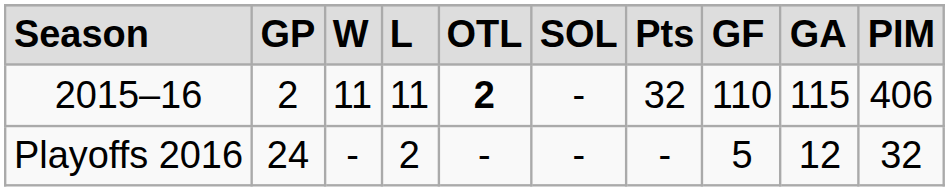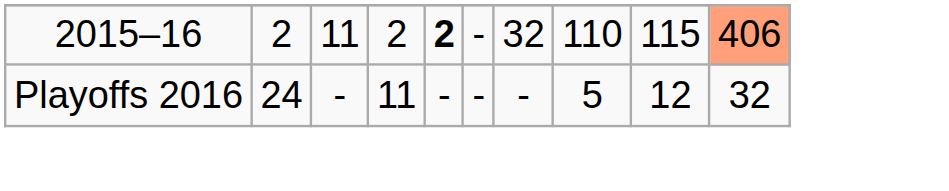- row: (81, 34)
(409, 94) 11 -> (397, 34) 2
(901, 94) no background -> (750, 34) lightsalmon background
(409, 154) 2 -> (397, 94) 11
